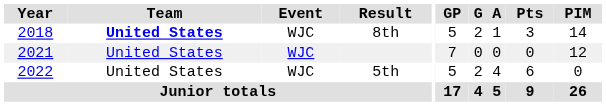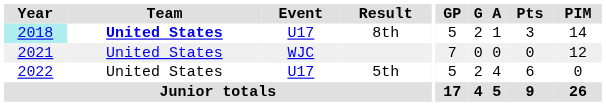(35, 33) no background -> (35, 33) paleturquoise background
(301, 33) WJC -> (301, 33) U17
(301, 72) WJC -> (301, 72) U17
